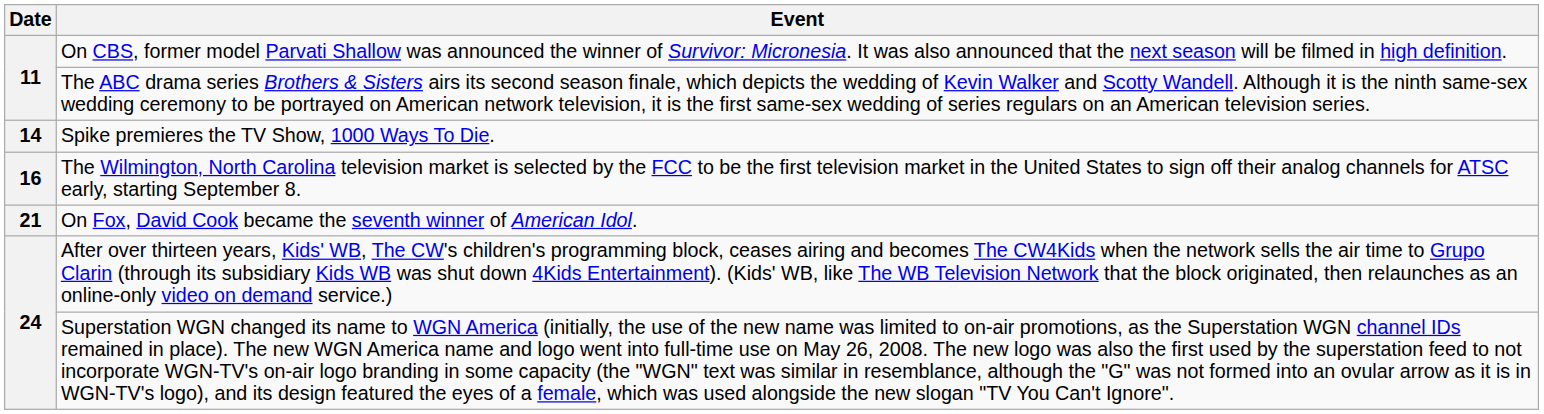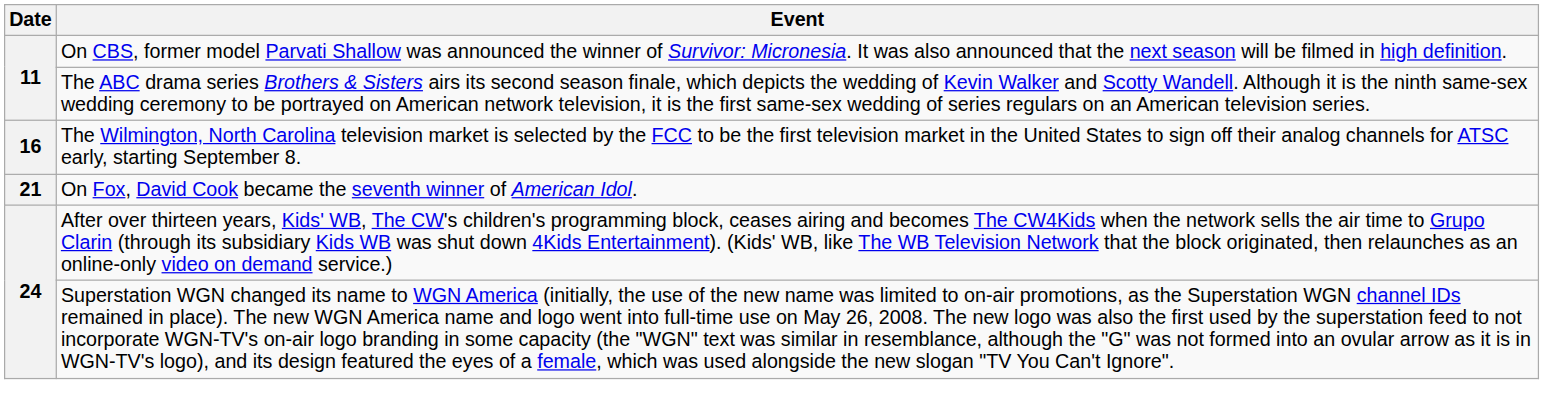- row: (278, 135)
